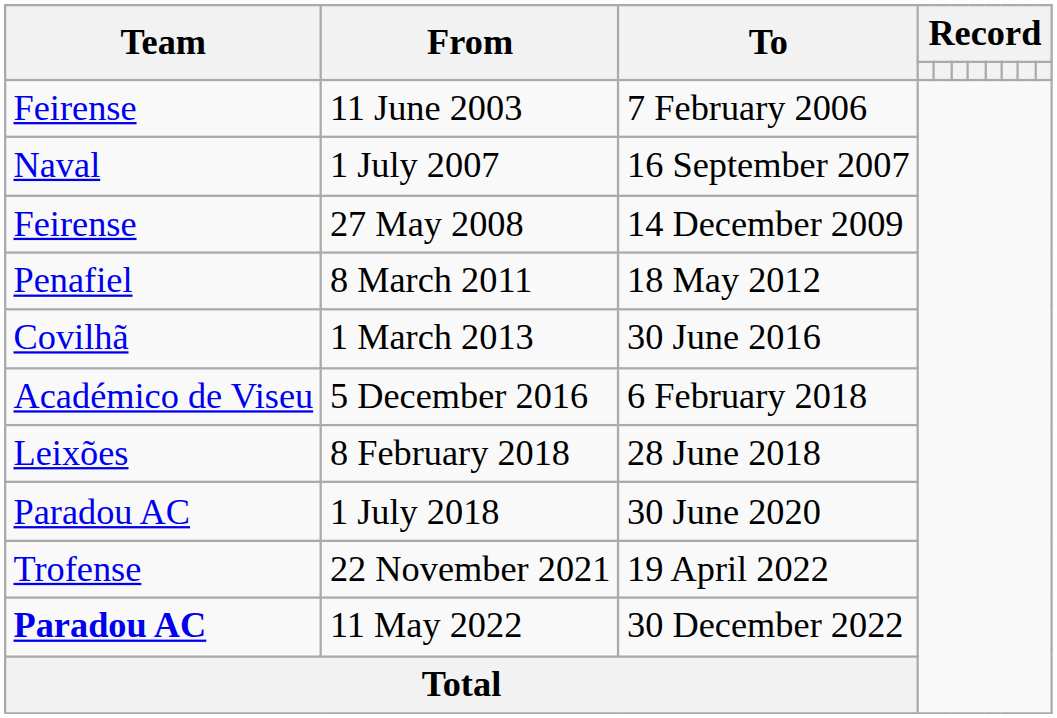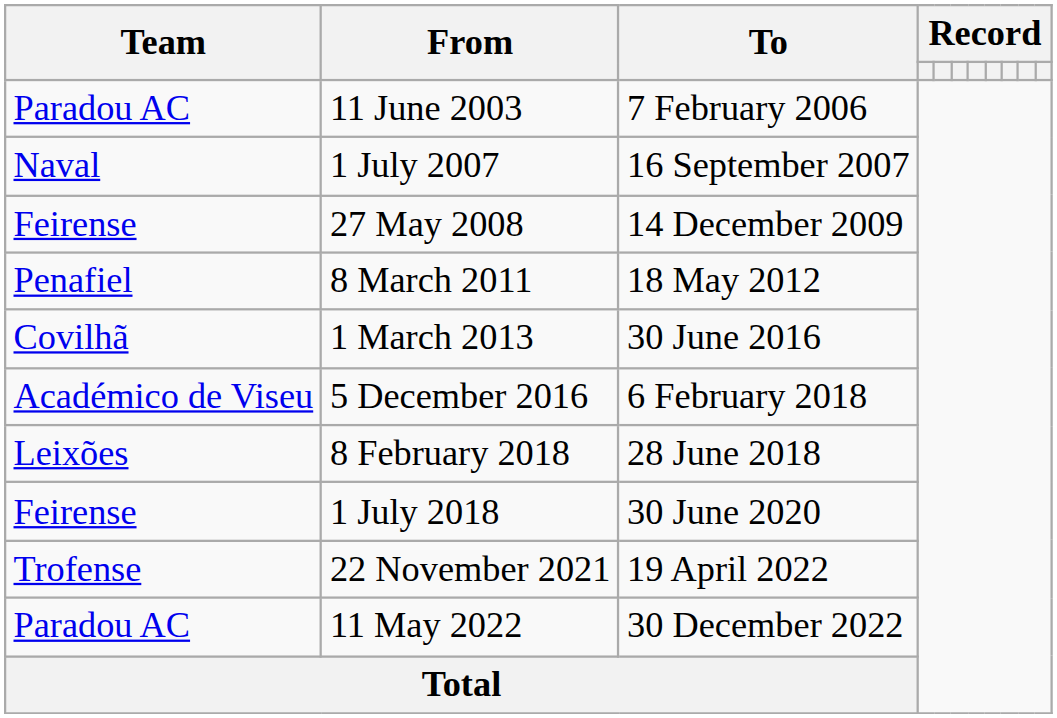(75, 107) Feirense -> (102, 107) Paradou AC
(102, 510) Paradou AC -> (75, 510) Feirense
(110, 626) bold -> (102, 626) normal
